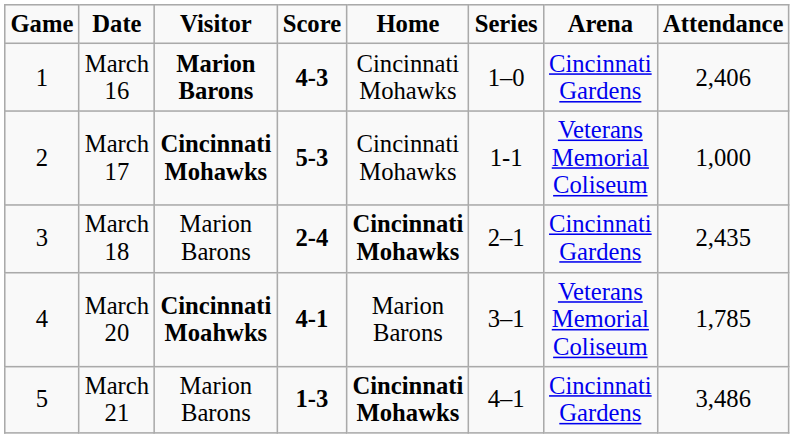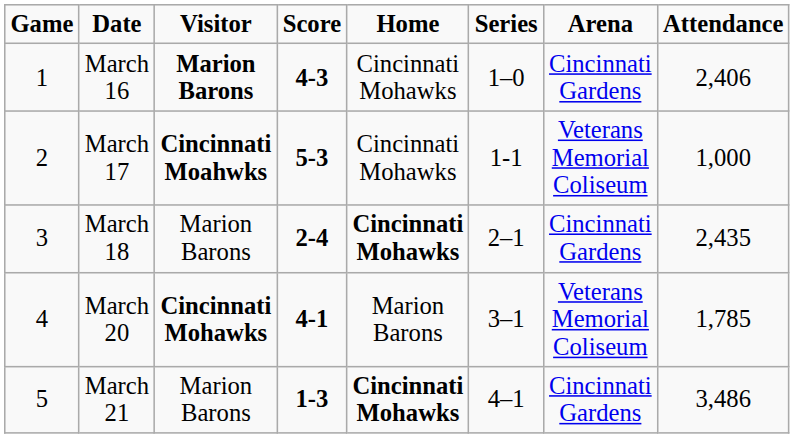(216, 157) Cincinnati Mohawks -> (216, 157) Cincinnati Moahwks
(216, 318) Cincinnati Moahwks -> (216, 318) Cincinnati Mohawks
